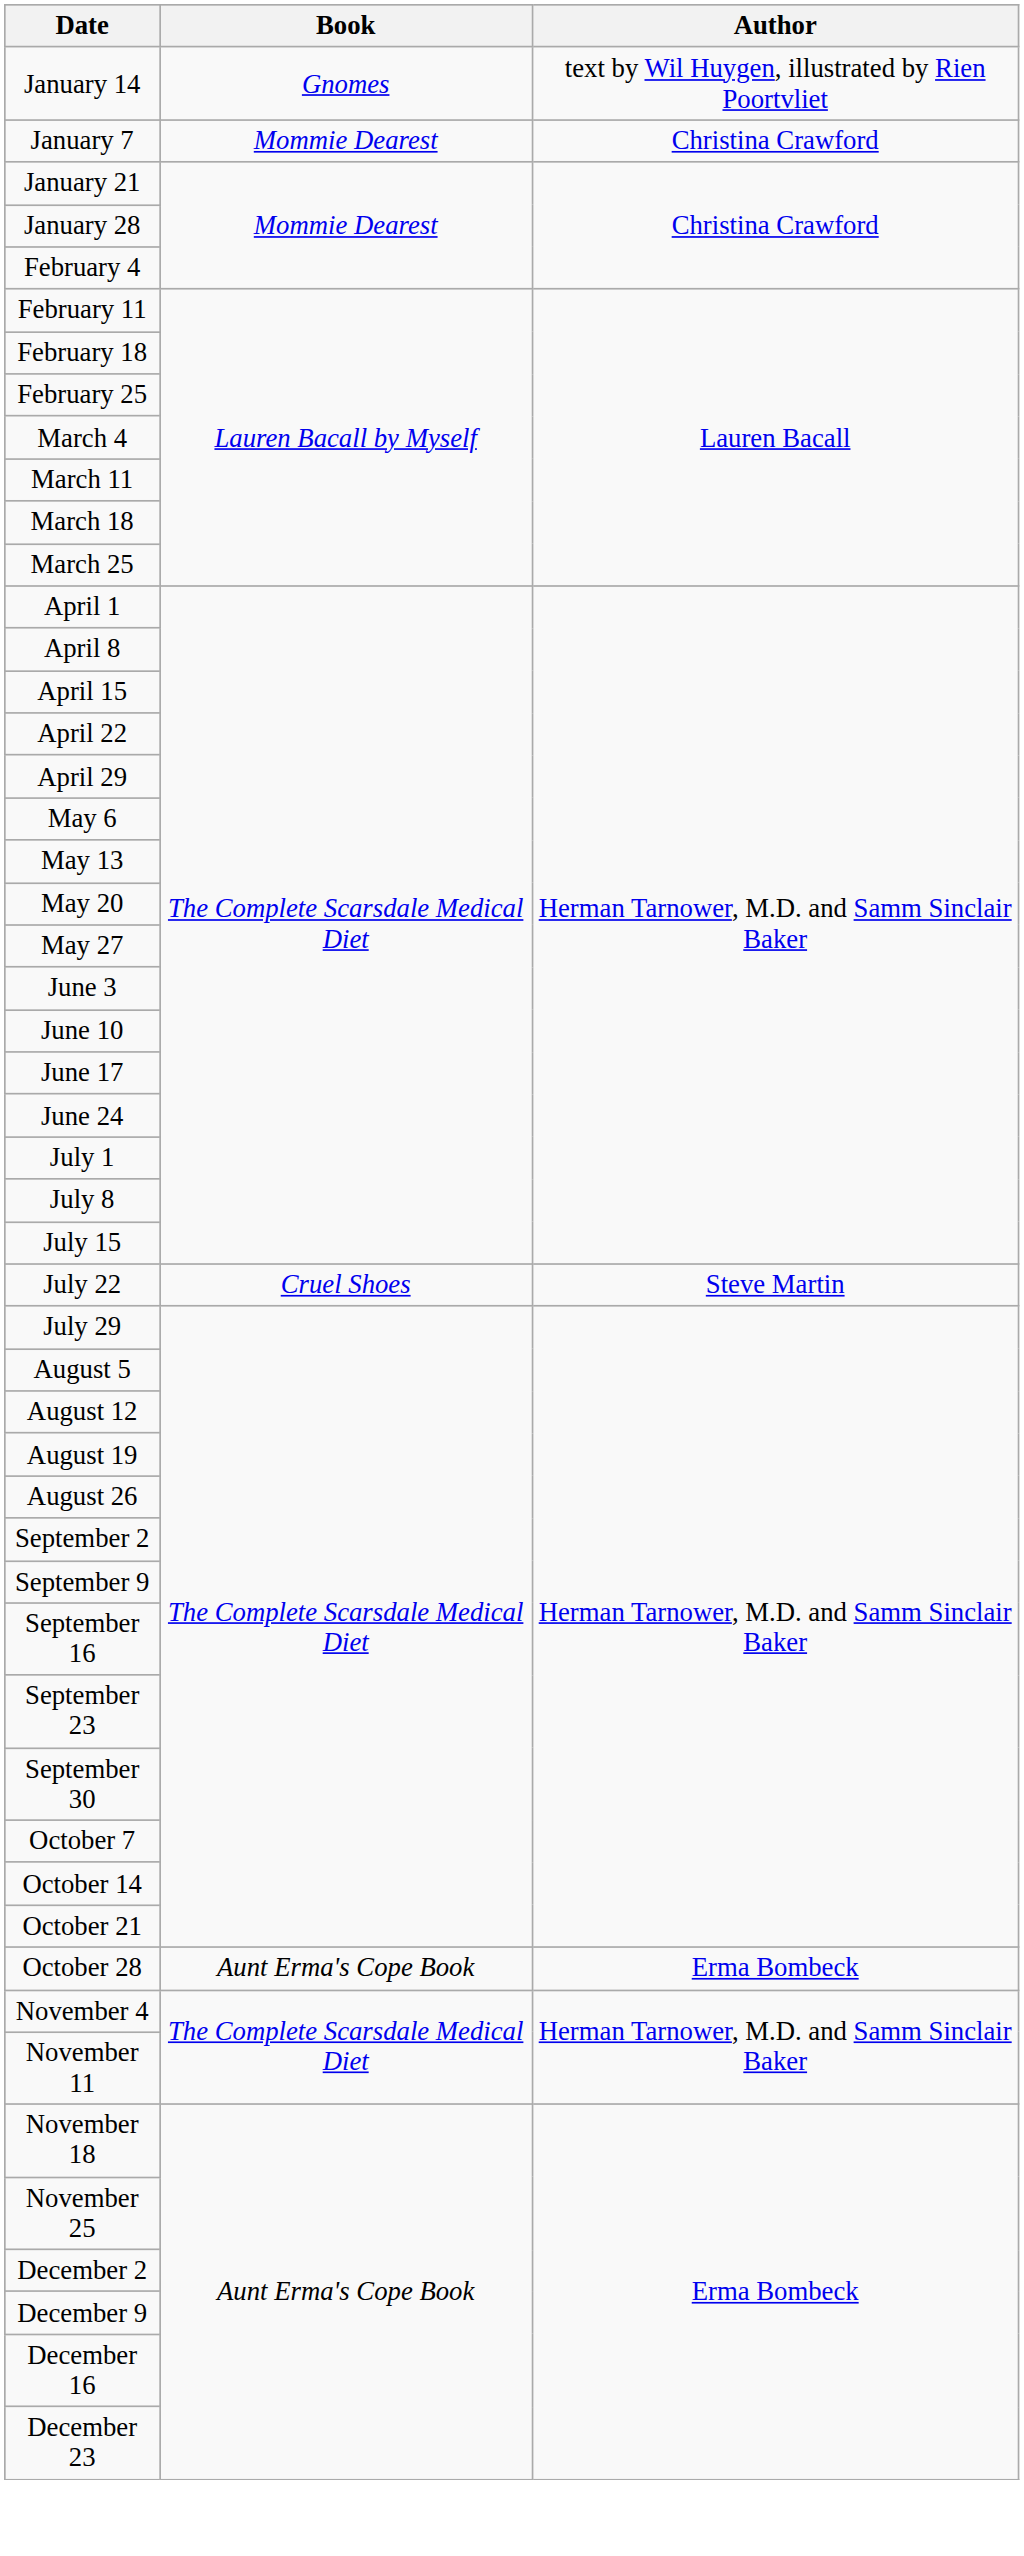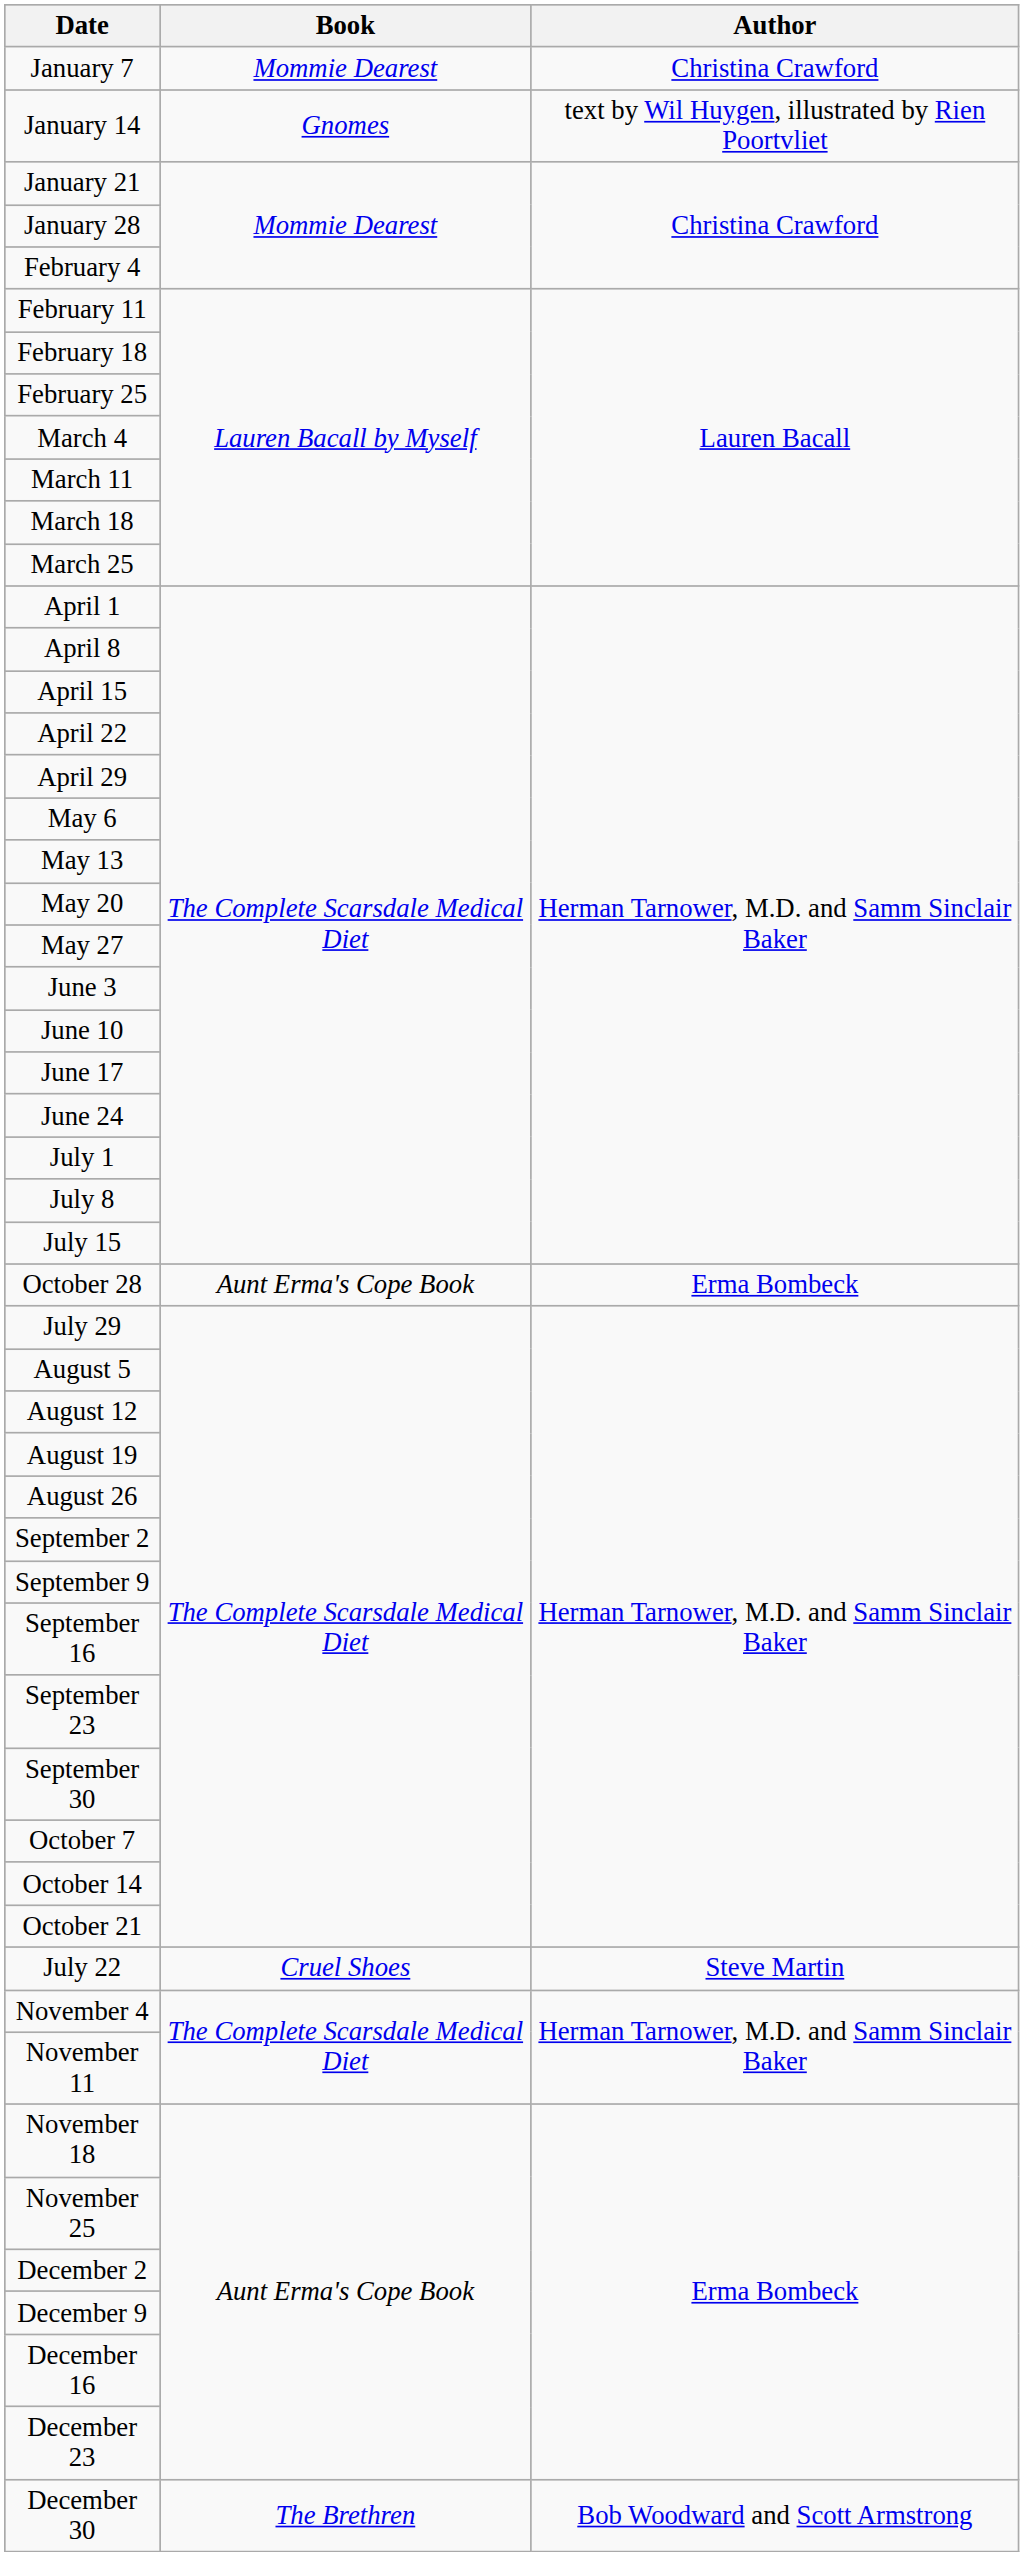rows swapped: (82, 140) <-> (82, 83)
rows swapped: (82, 1284) <-> (82, 1968)
+ row: (82, 2514)
